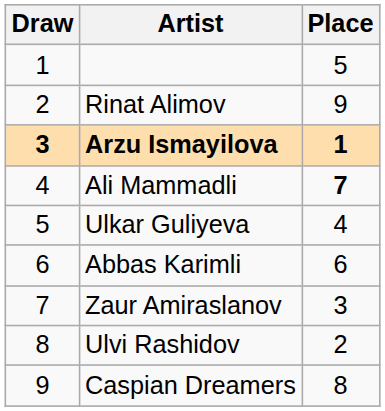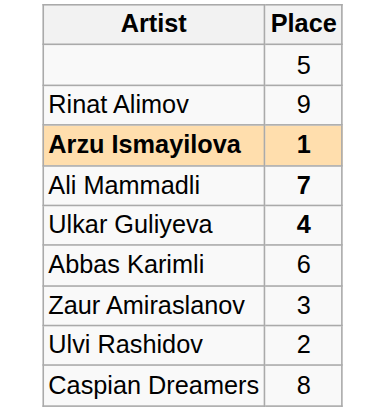- column: (42, 24)
(340, 225) normal -> (304, 225) bold
